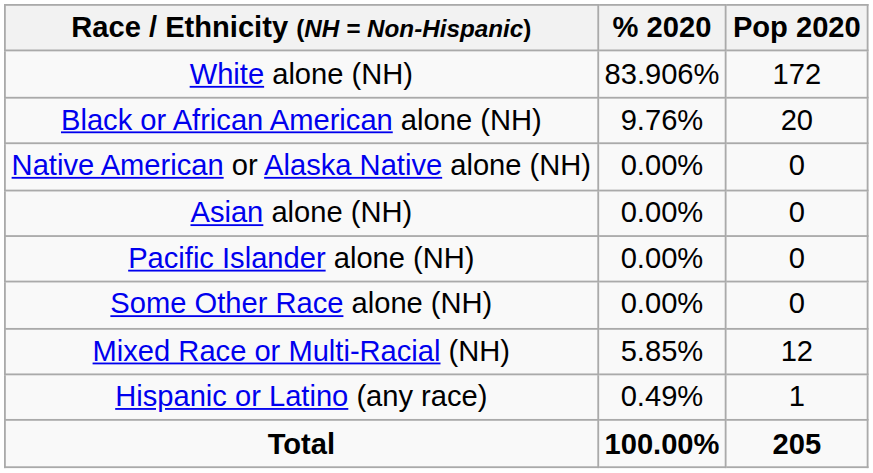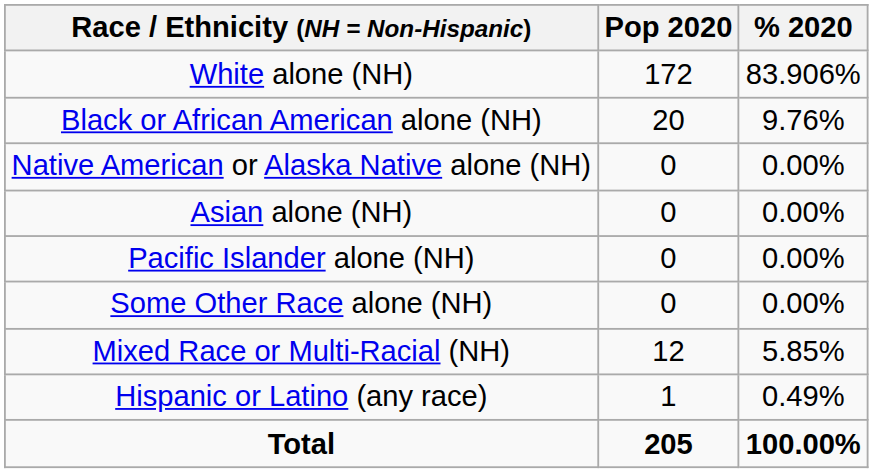columns swapped: (797, 27) <-> (662, 27)
